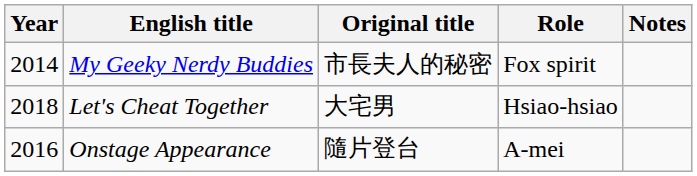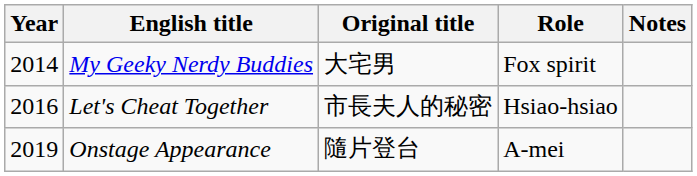(408, 63) 市長夫人的秘密 -> (360, 63) 大宅男
(34, 106) 2018 -> (34, 106) 2016
(360, 105) 大宅男 -> (408, 105) 市長夫人的秘密
(34, 148) 2016 -> (34, 148) 2019
